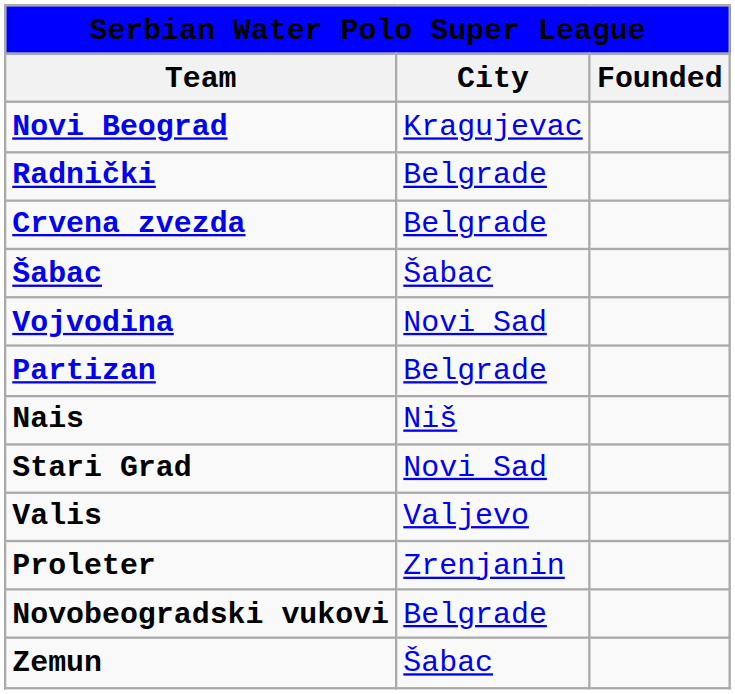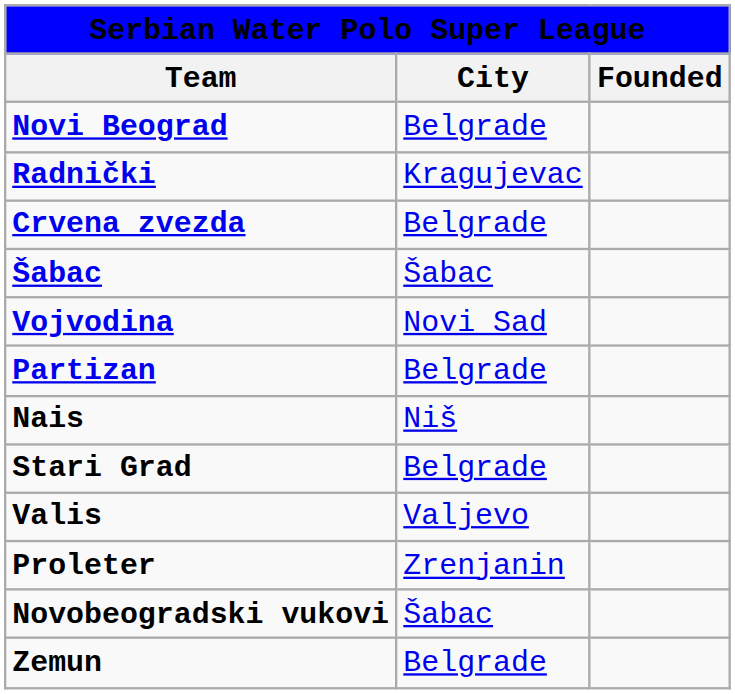(493, 127) Kragujevac -> (475, 127) Belgrade
(475, 176) Belgrade -> (493, 176) Kragujevac
(475, 468) Novi Sad -> (475, 468) Belgrade
(475, 614) Belgrade -> (448, 614) Šabac
(448, 663) Šabac -> (475, 663) Belgrade
